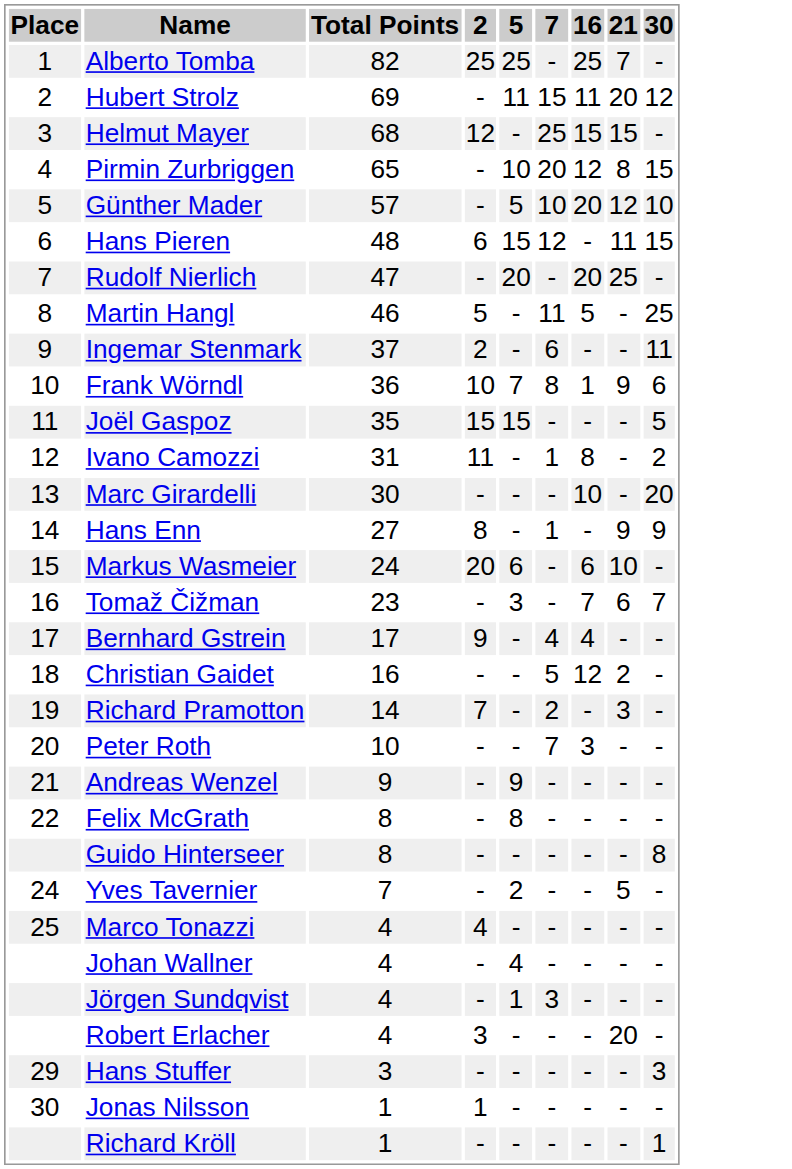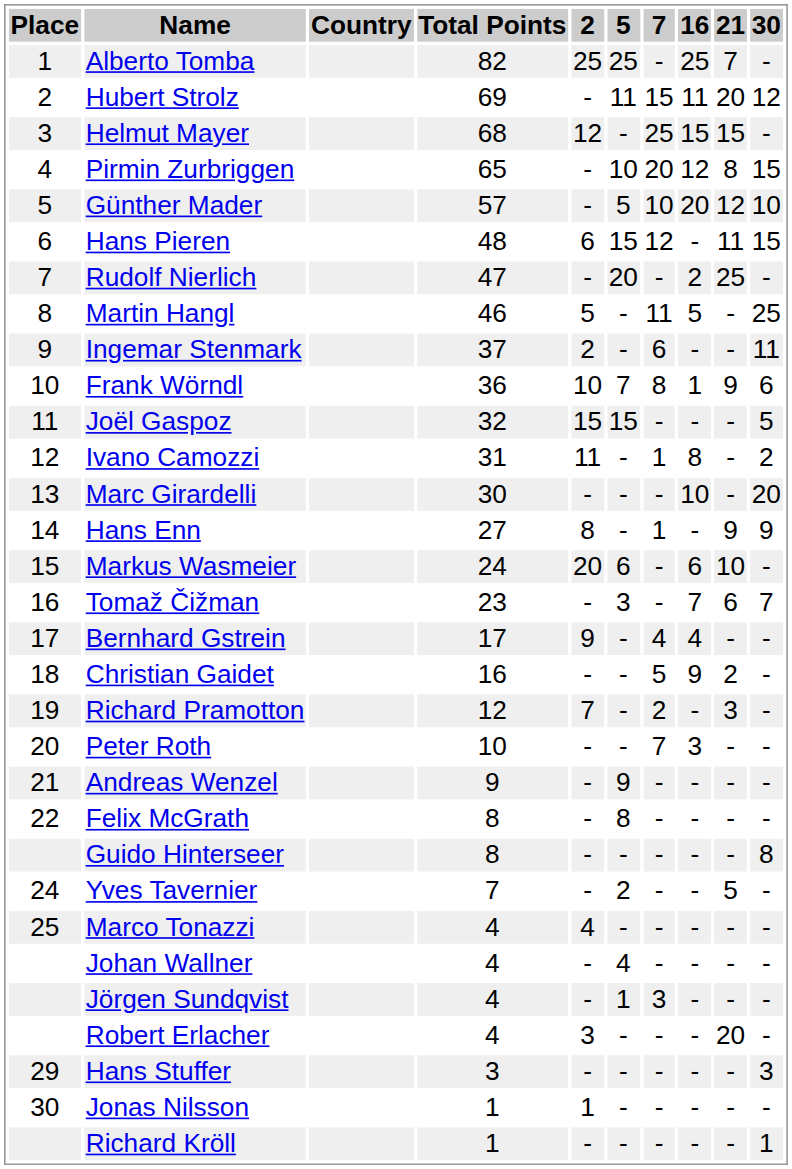+ column: (361, 24)
(588, 277) 20 -> (695, 277) 2
(385, 421) 35 -> (492, 421) 32
(588, 674) 12 -> (695, 674) 9
(385, 710) 14 -> (492, 710) 12
